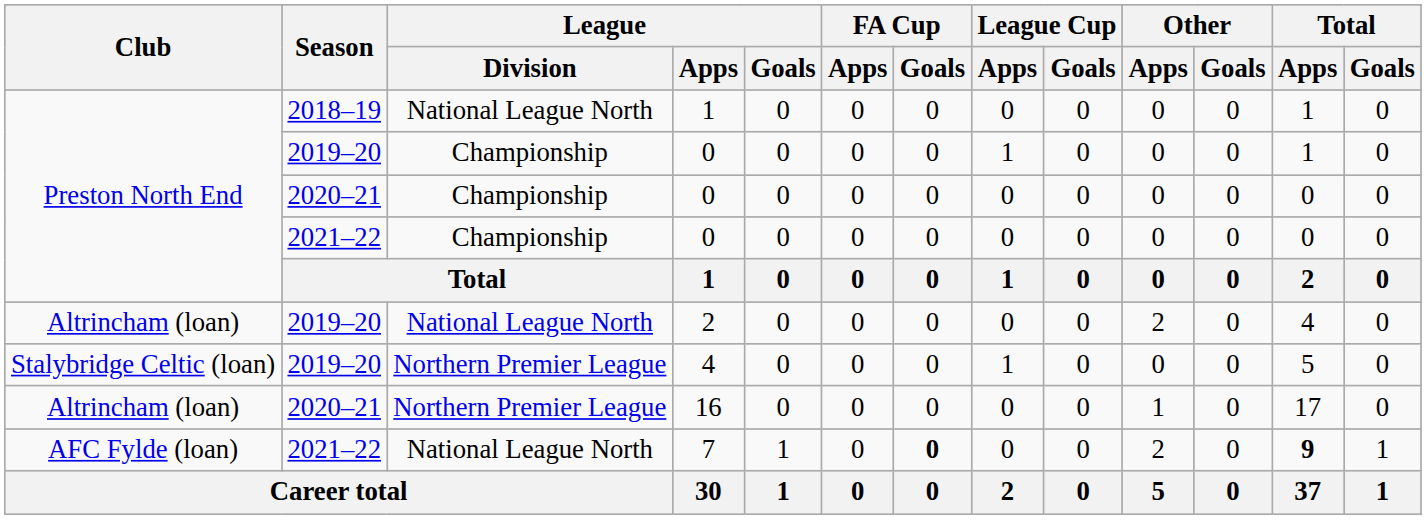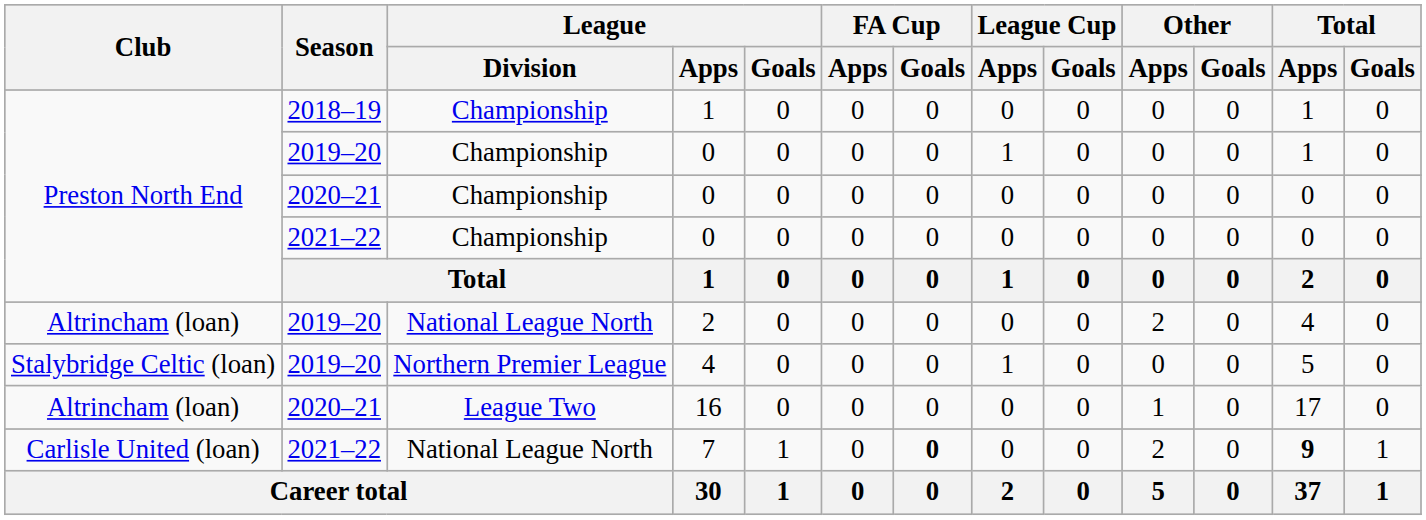(530, 110) National League North -> (530, 110) Championship
(530, 407) Northern Premier League -> (530, 407) League Two
(143, 449) AFC Fylde (loan) -> (143, 449) Carlisle United (loan)
